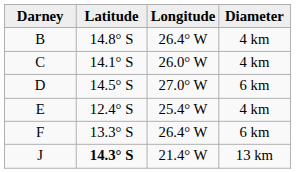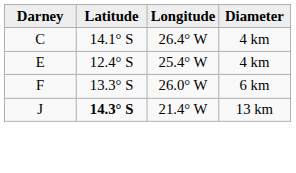- row: (40, 39)
(183, 62) 26.0° W -> (183, 39) 26.4° W
- row: (40, 86)
(183, 132) 26.4° W -> (183, 86) 26.0° W
